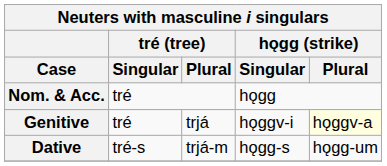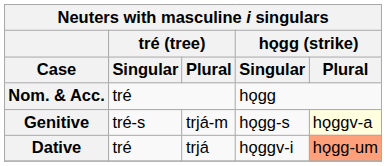(122, 122) tré -> (129, 122) tré-s
(197, 122) trjá -> (207, 122) trjá-m
(266, 122) hǫggv-i -> (265, 122) hǫgg-s
(129, 148) tré-s -> (122, 148) tré
(207, 148) trjá-m -> (197, 148) trjá
(265, 148) hǫgg-s -> (266, 148) hǫggv-i
(345, 148) no background -> (345, 148) lightsalmon background
